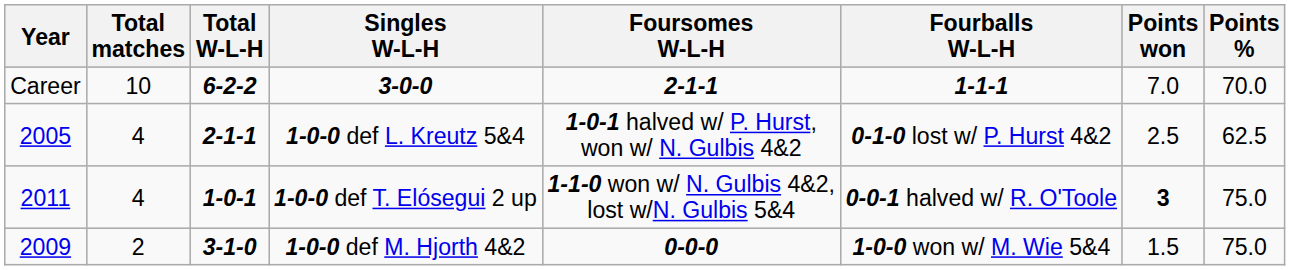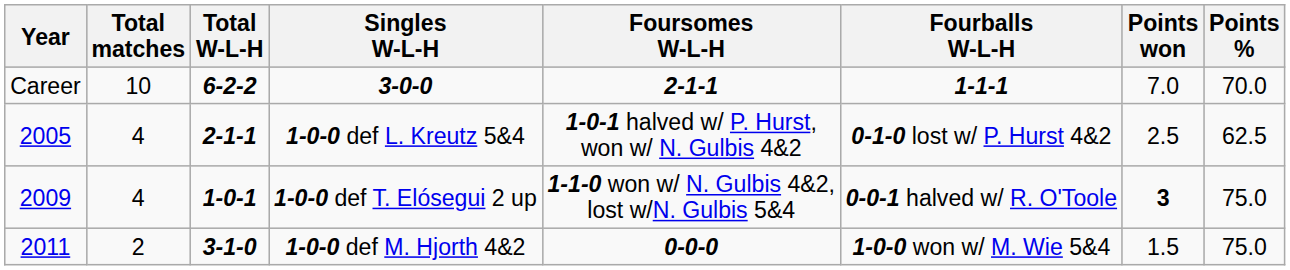(45, 198) 2011 -> (45, 198) 2009
(45, 247) 2009 -> (45, 247) 2011
